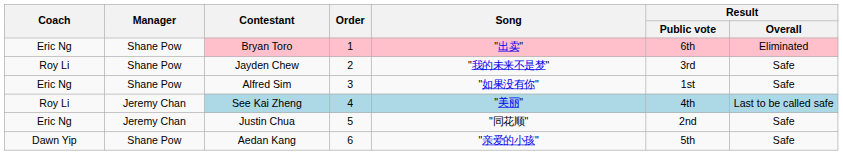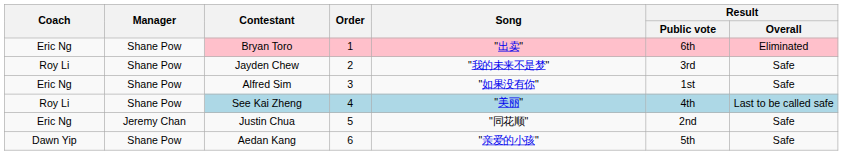(154, 103) Jeremy Chan -> (154, 103) Shane Pow
